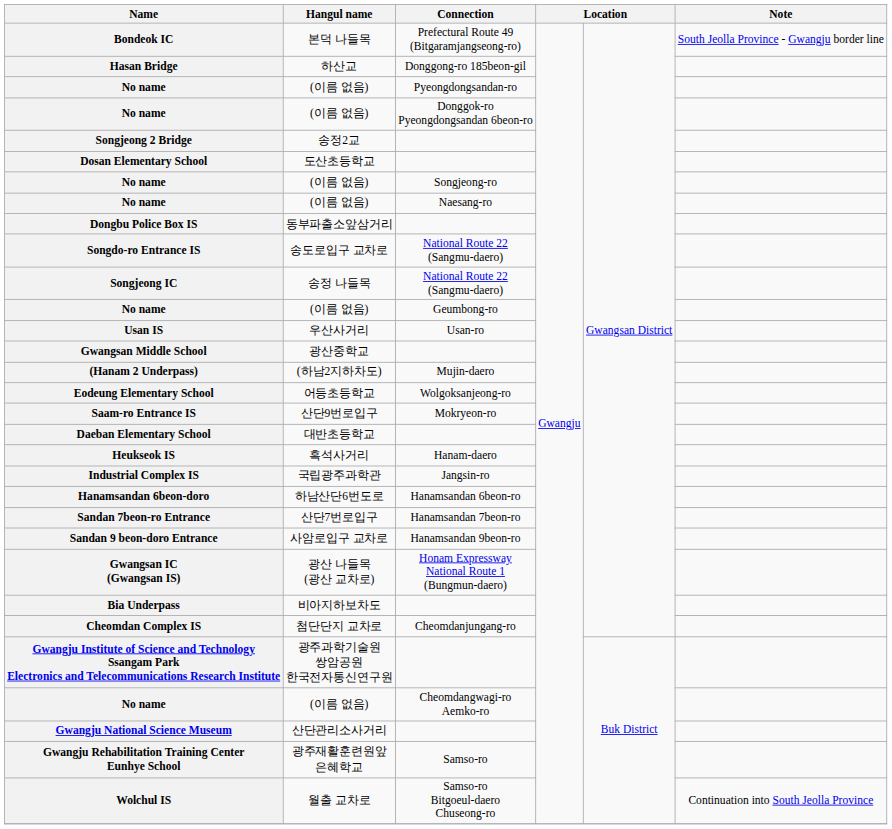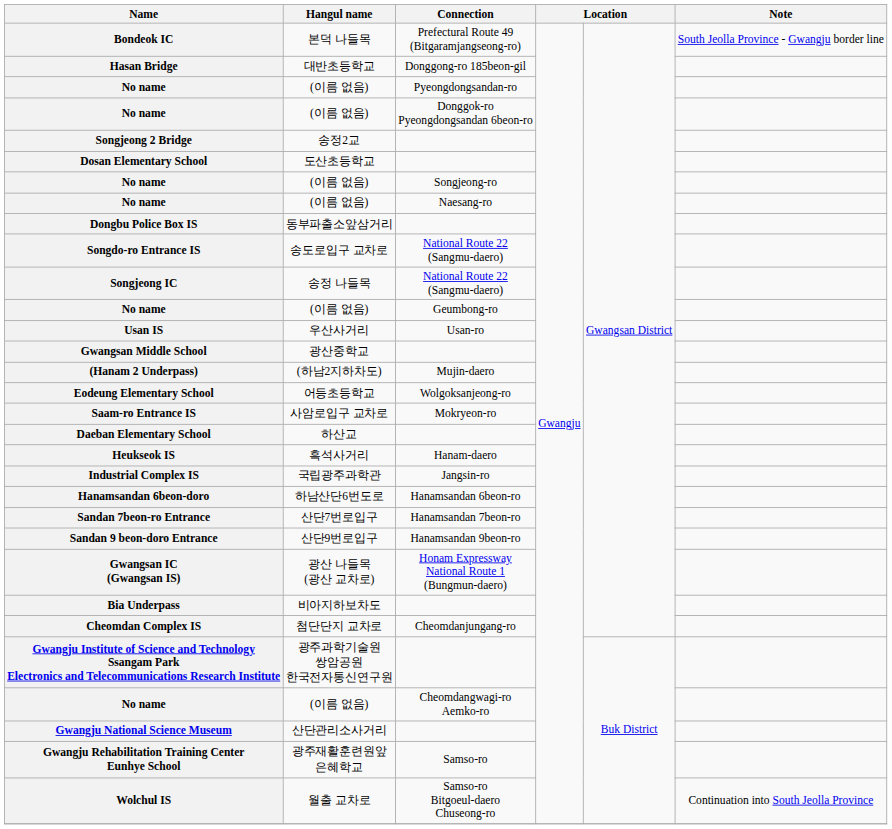(339, 66) 하산교 -> (339, 66) 대반초등학교
(339, 413) 산단9번로입구 -> (339, 413) 사암로입구 교차로
(339, 434) 대반초등학교 -> (339, 434) 하산교
(339, 538) 사암로입구 교차로 -> (339, 538) 산단9번로입구
